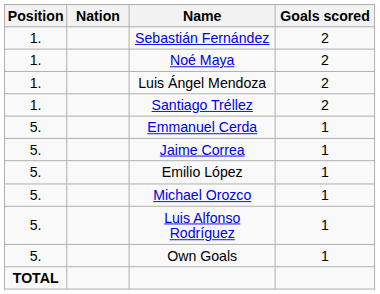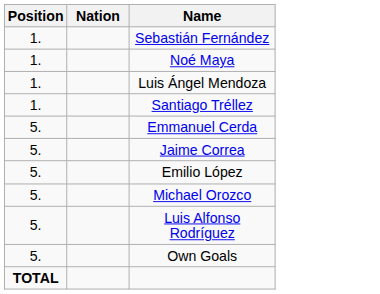- column: (325, 16)
